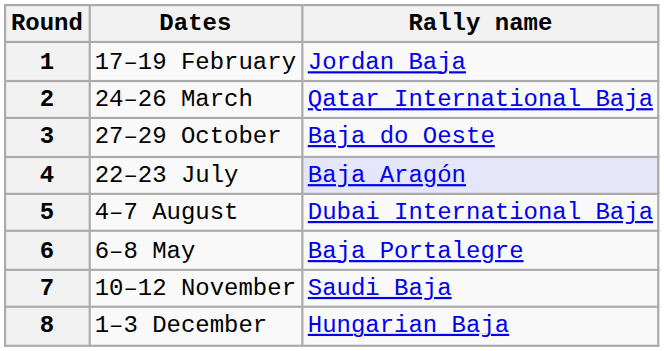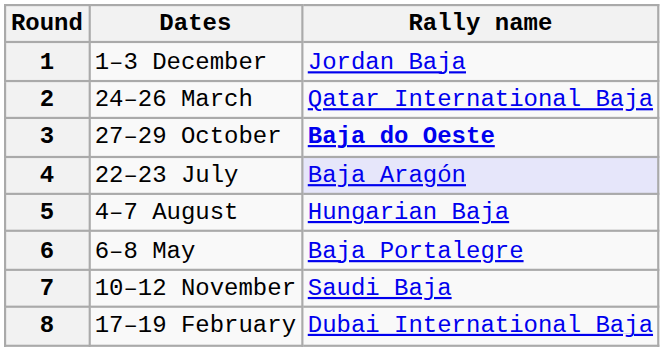(195, 62) 17–19 February -> (181, 62) 1–3 December
(401, 137) normal -> (401, 137) bold
(480, 213) Dubai International Baja -> (408, 213) Hungarian Baja
(181, 326) 1–3 December -> (195, 326) 17–19 February
(408, 326) Hungarian Baja -> (480, 326) Dubai International Baja
